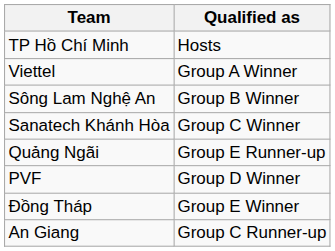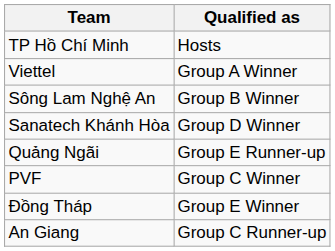(239, 125) Group C Winner -> (239, 125) Group D Winner
(239, 179) Group D Winner -> (239, 179) Group C Winner
